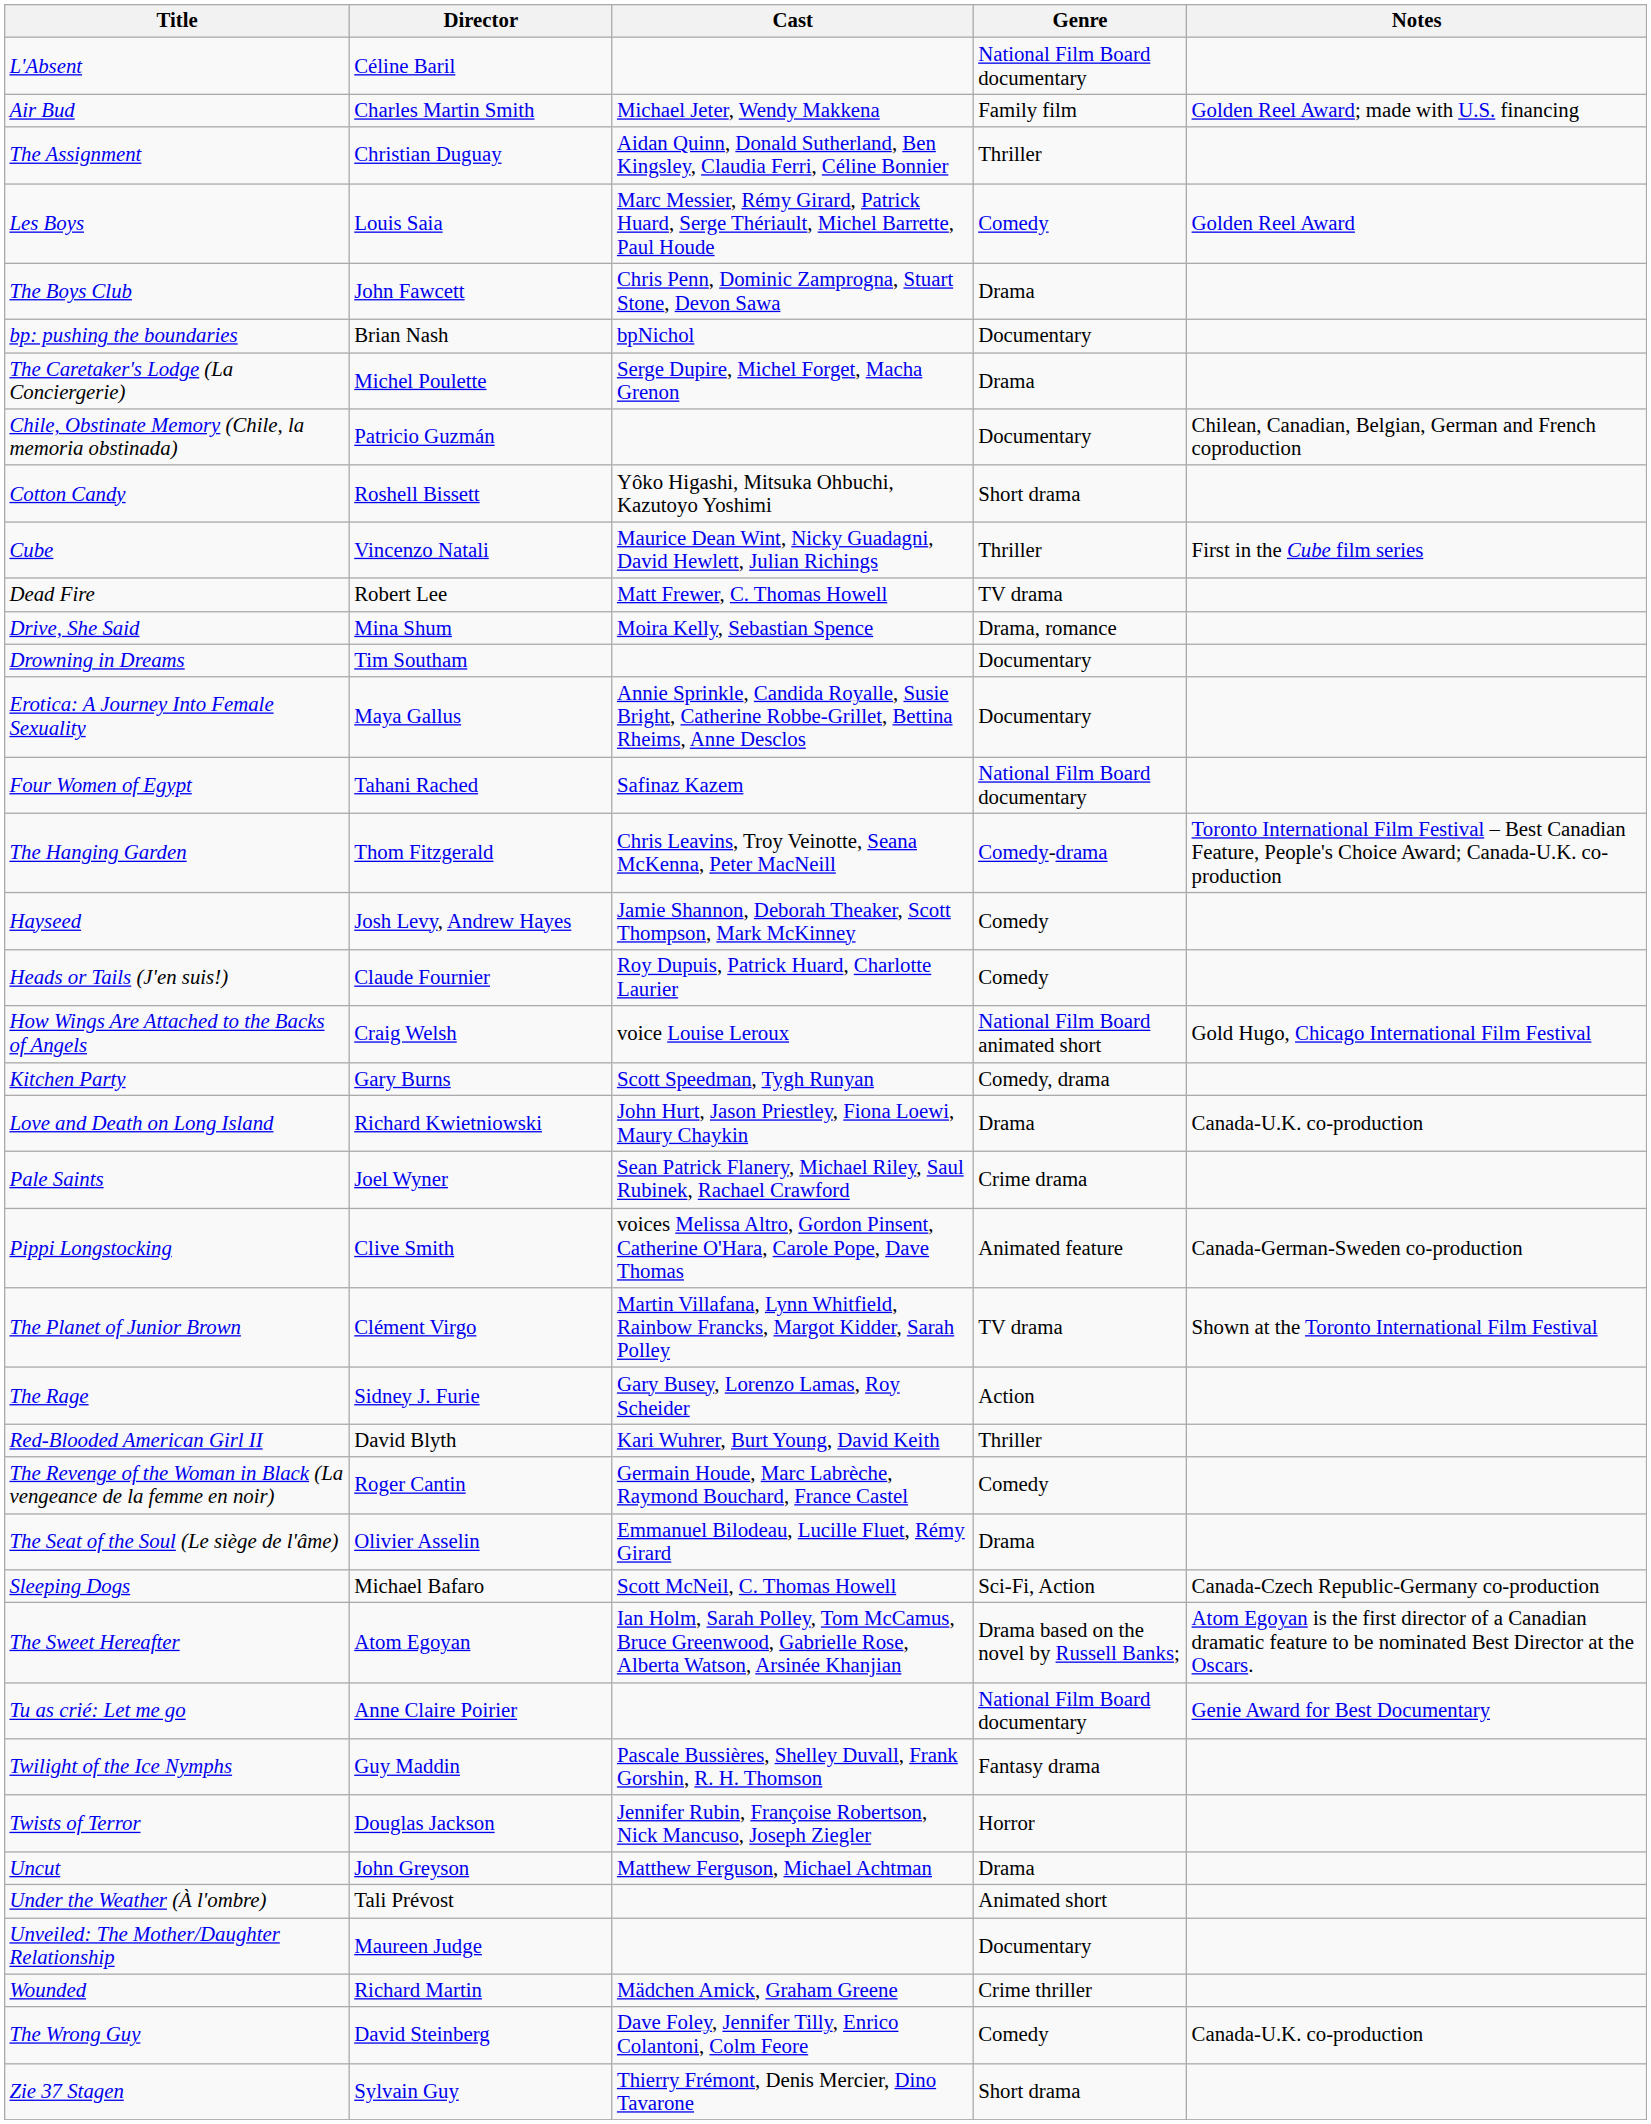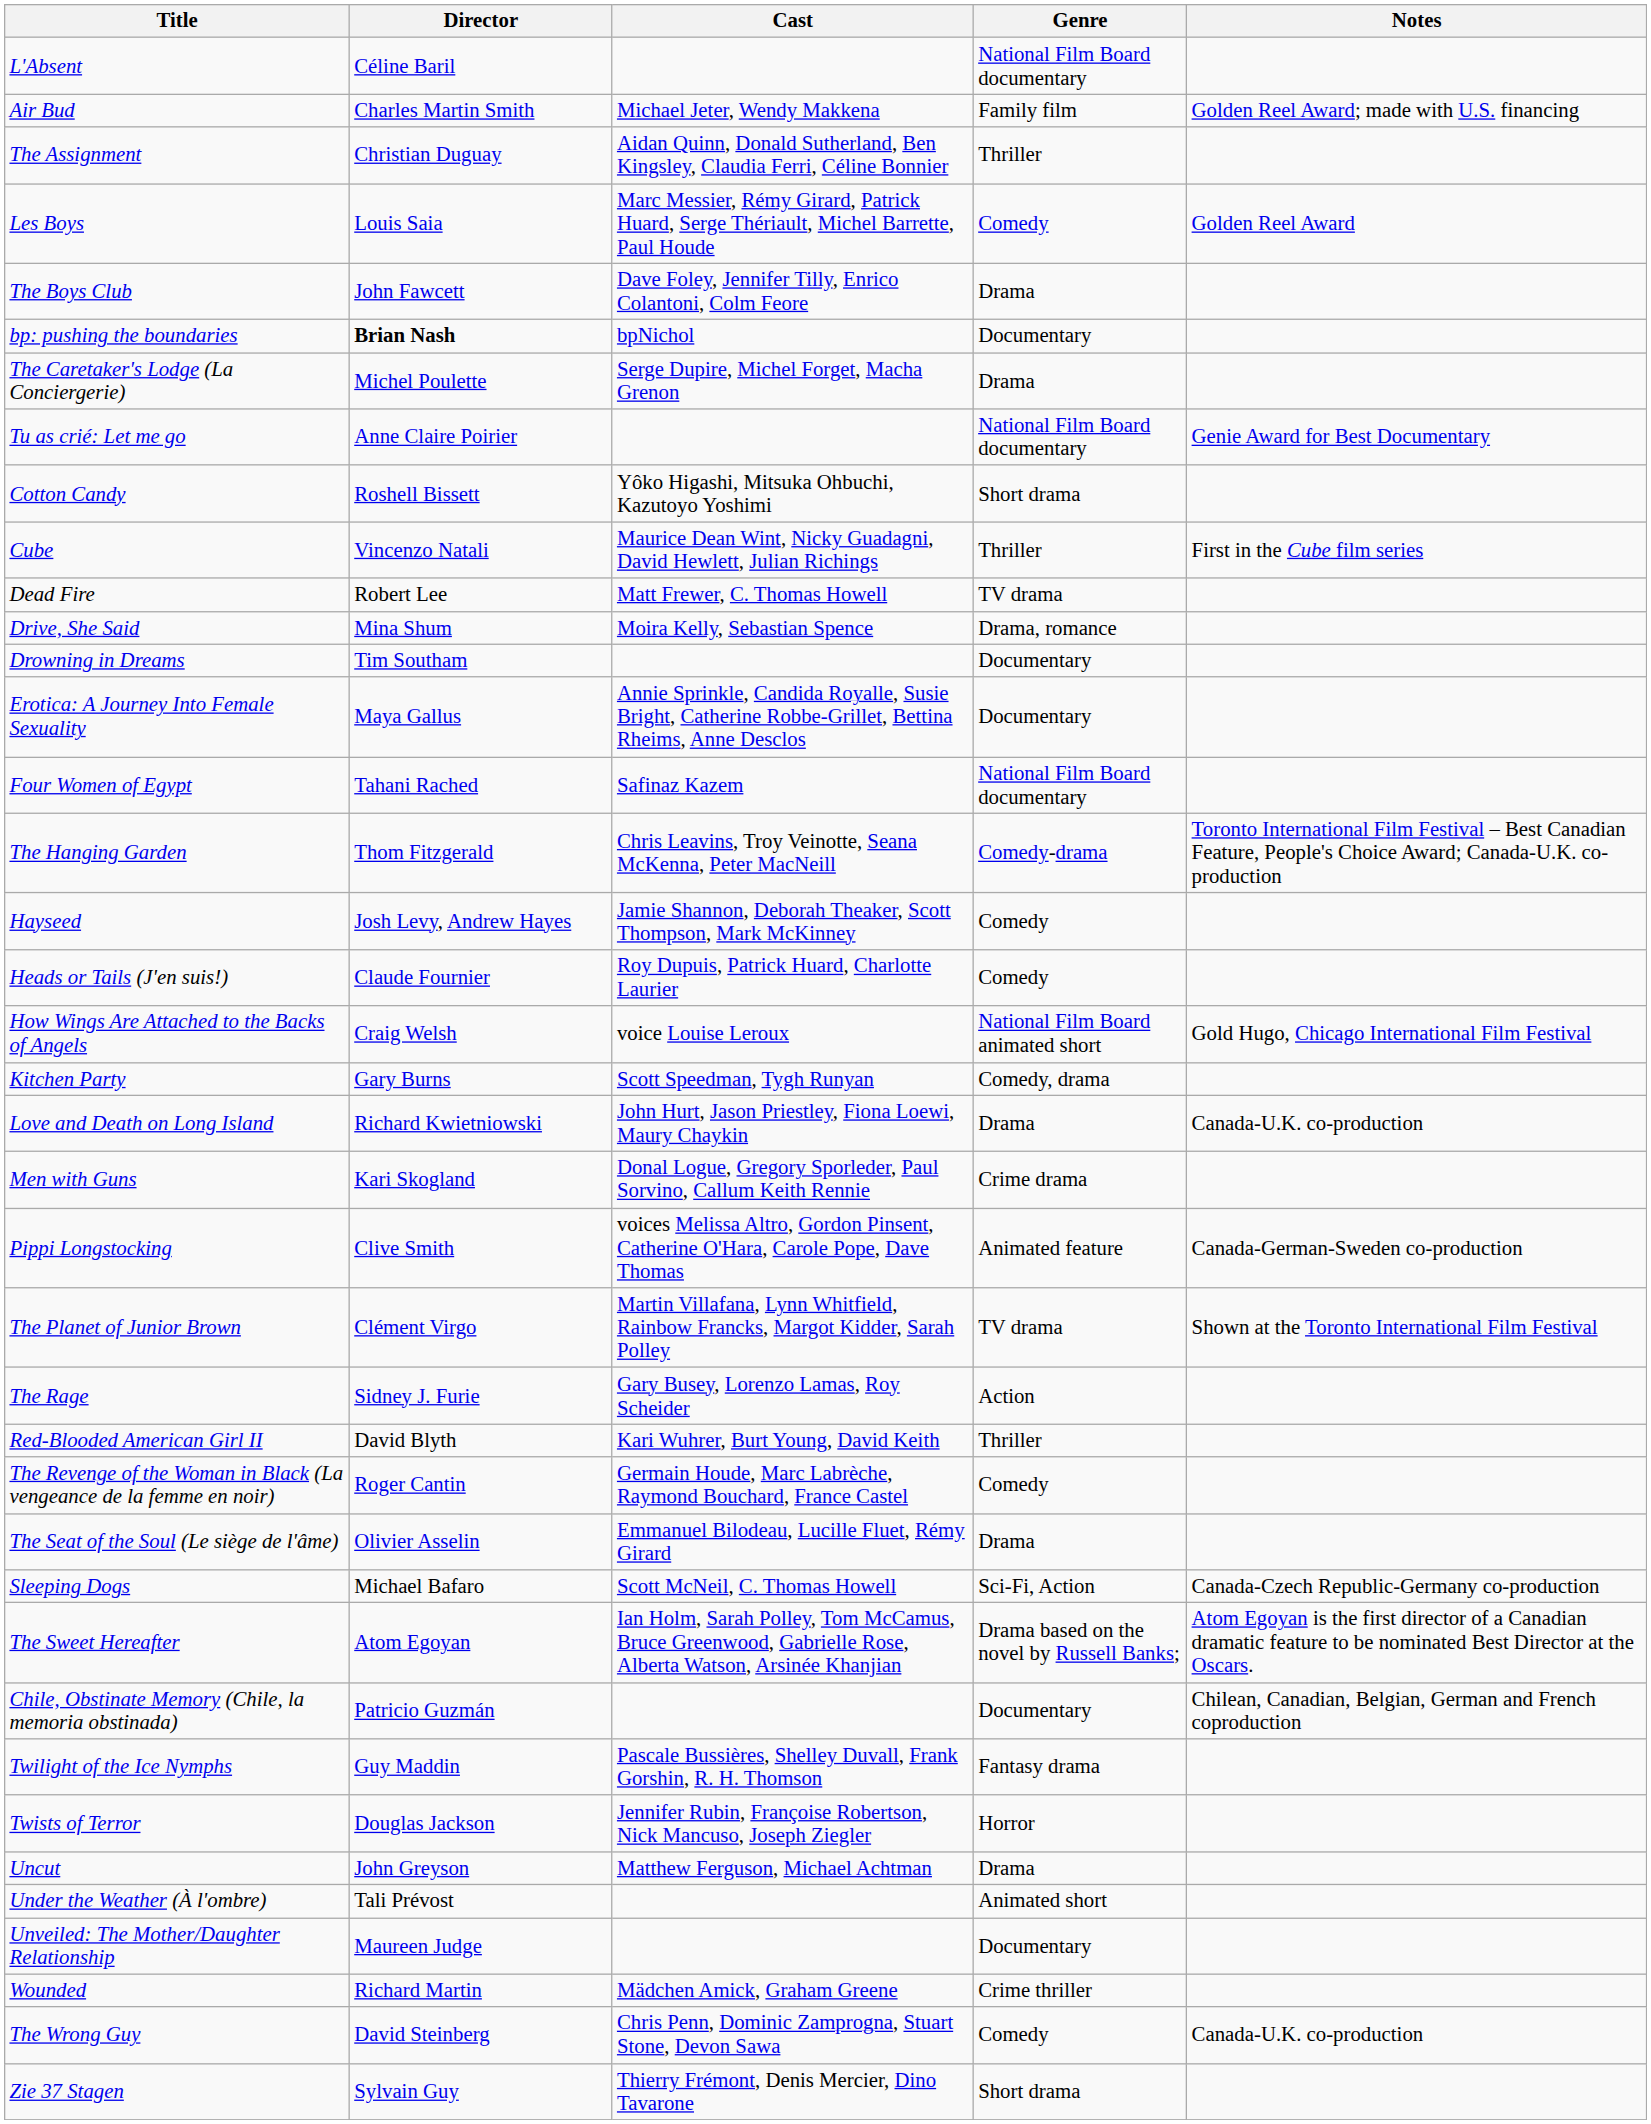(785, 291) Chris Penn, Dominic Zamprogna, Stuart Stone, Devon Sawa -> (758, 291) Dave Foley, Jennifer Tilly, Enrico Colantoni, Colm Feore
(401, 335) normal -> (405, 335) bold
rows swapped: (157, 436) <-> (98, 1710)
+ row: (73, 1179)
- row: (57, 1179)
(758, 2035) Dave Foley, Jennifer Tilly, Enrico Colantoni, Colm Feore -> (785, 2035) Chris Penn, Dominic Zamprogna, Stuart Stone, Devon Sawa
